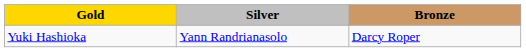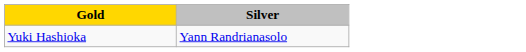- column: (435, 15)
